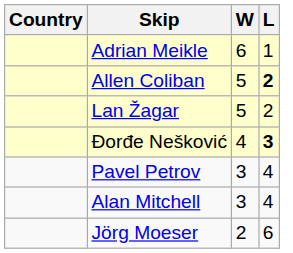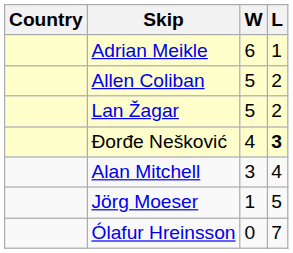(268, 80) bold -> (277, 80) normal
- row: (146, 171)
(241, 232) 2 -> (250, 202) 1
(268, 232) 6 -> (277, 202) 5
+ row: (163, 232)
